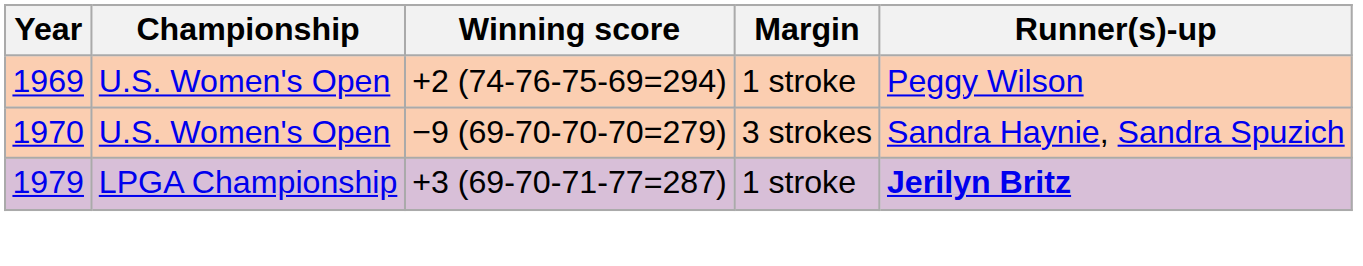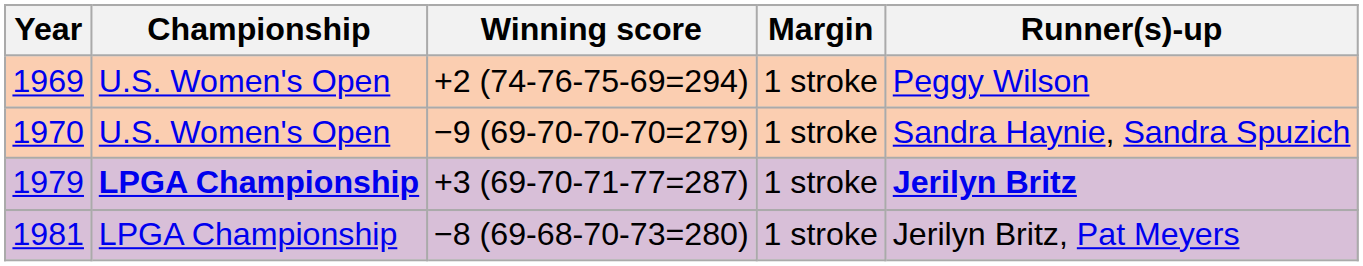(807, 132) 3 strokes -> (821, 132) 1 stroke
(248, 183) normal -> (259, 183) bold
+ row: (48, 234)
